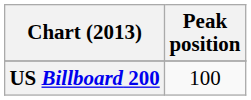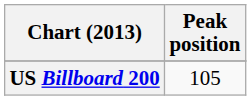(205, 77) 100 -> (205, 77) 105
